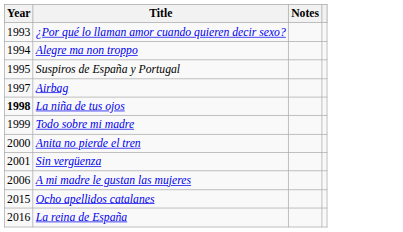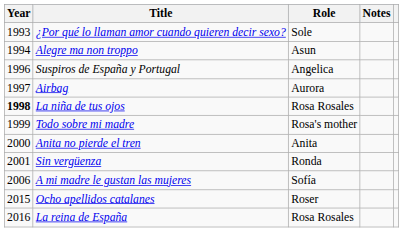+ column: (324, 13)
(19, 69) 1995 -> (19, 69) 1996
